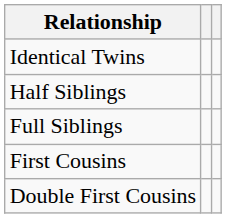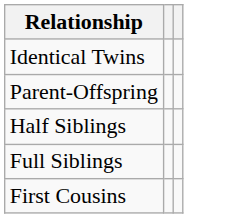+ row: (84, 91)
- row: (103, 195)
